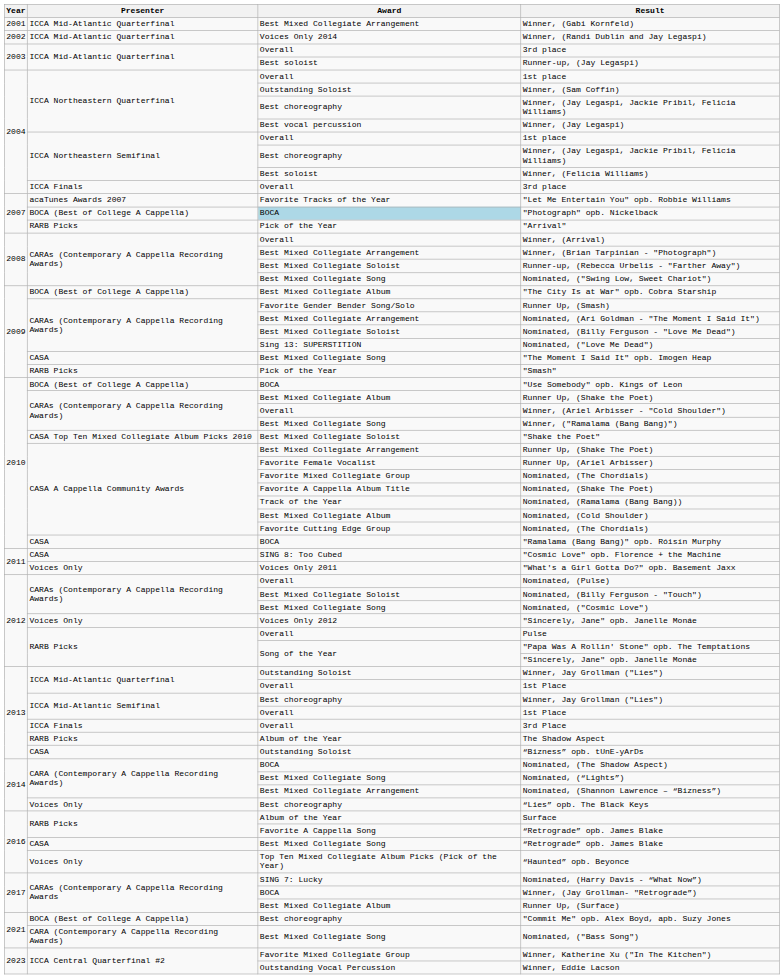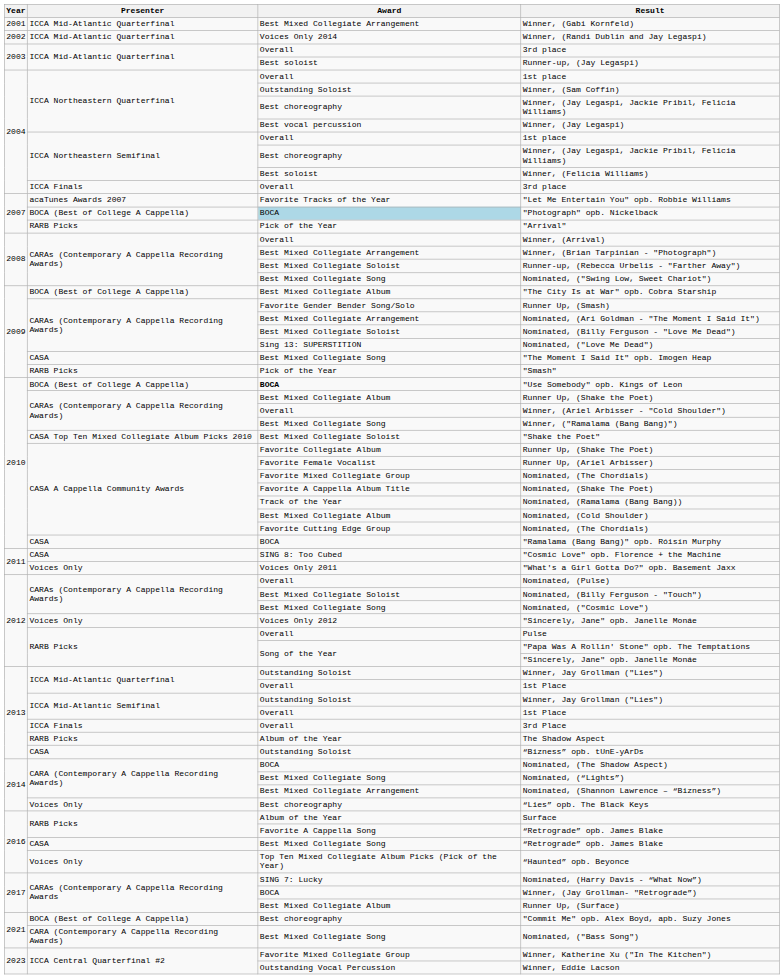(269, 384) normal -> (269, 384) bold
(340, 450) Best Mixed Collegiate Arrangement -> (320, 450) Favorite Collegiate Album
(301, 699) Best choreography -> (306, 699) Outstanding Soloist
